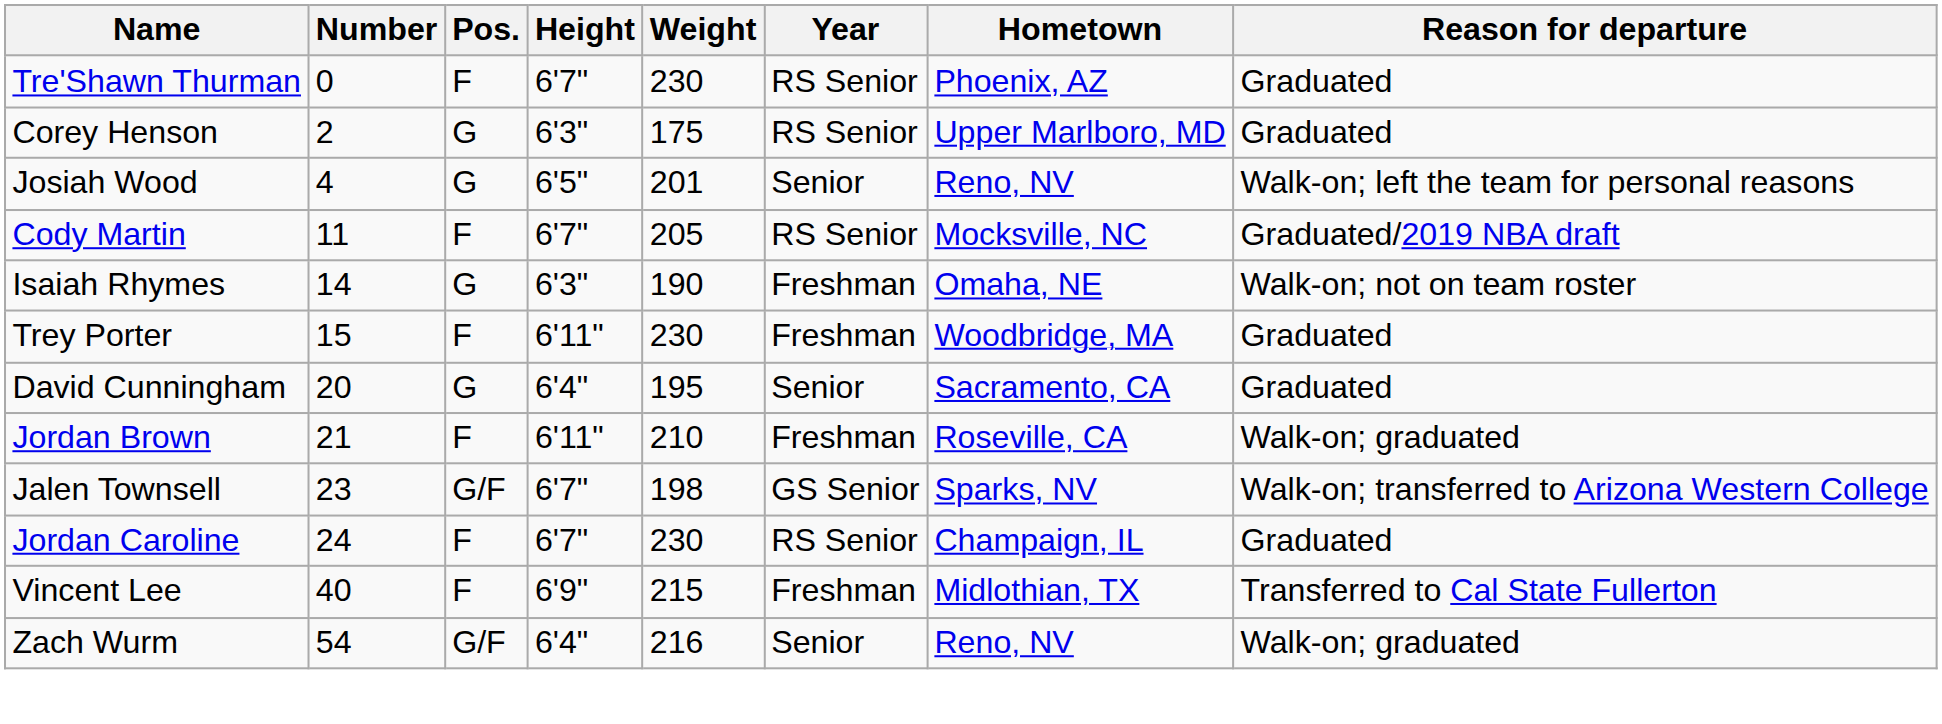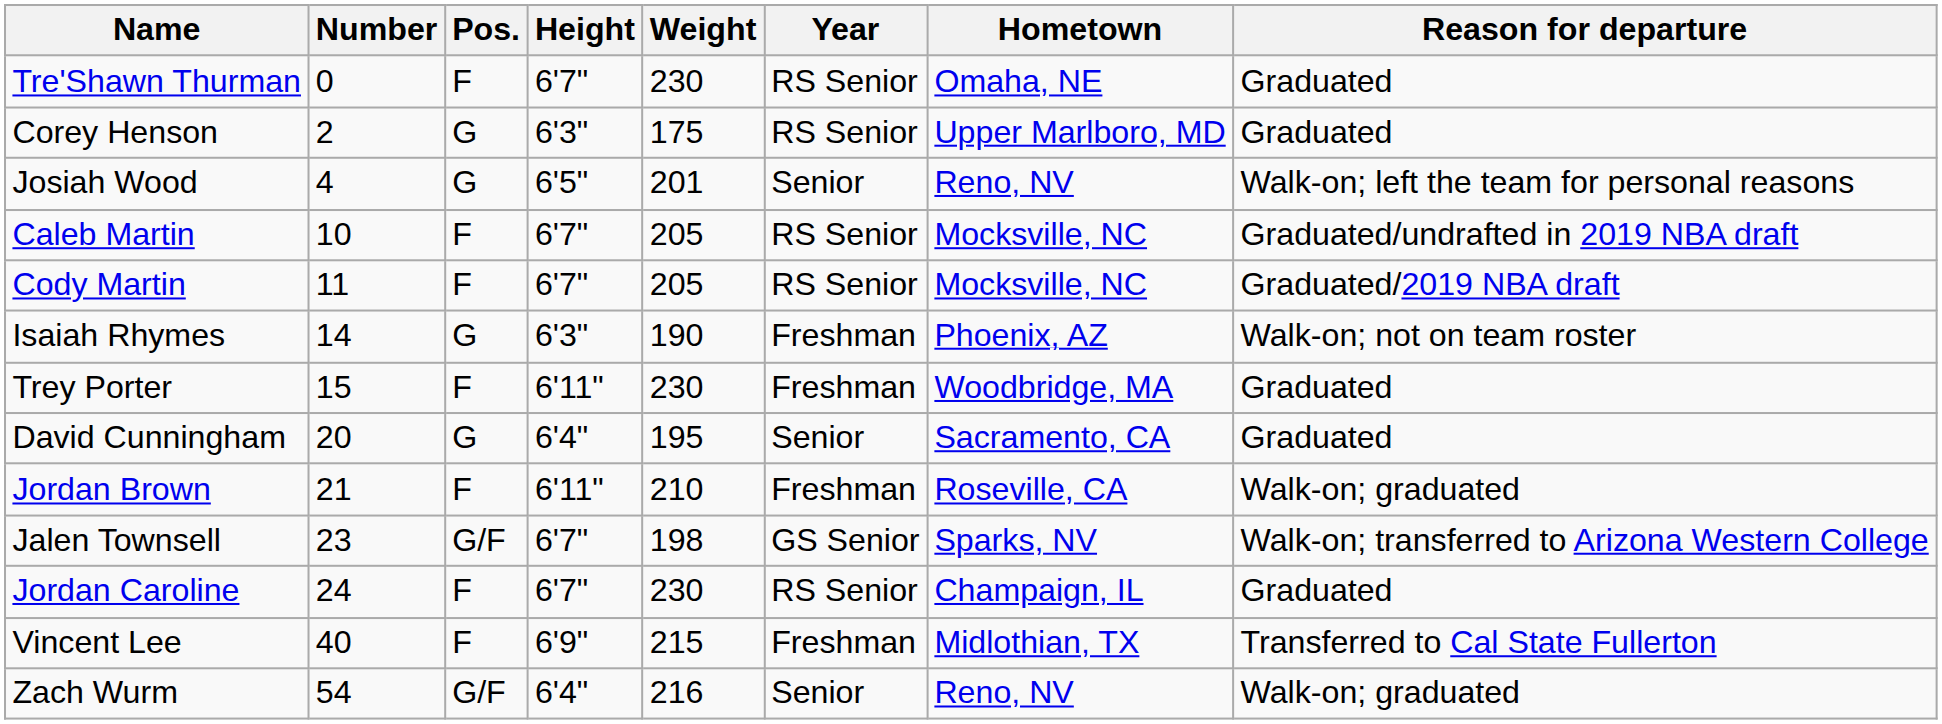(1021, 81) Phoenix, AZ -> (1018, 81) Omaha, NE
+ row: (104, 234)
(1018, 285) Omaha, NE -> (1021, 336) Phoenix, AZ
